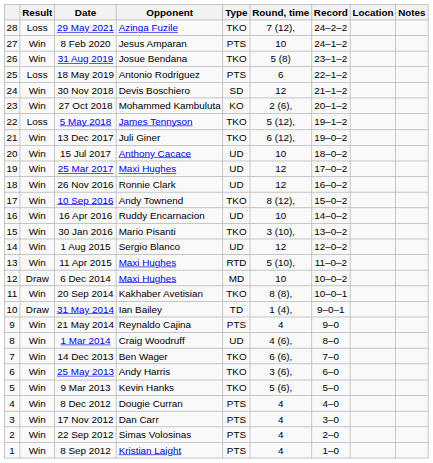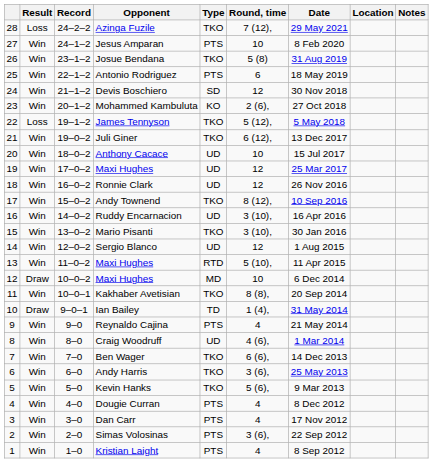columns swapped: (331, 12) <-> (85, 12)
(37, 75) Loss -> (37, 75) Win
(281, 216) 10 -> (258, 216) 3 (10),
(281, 435) 4 -> (258, 435) 3 (6),
